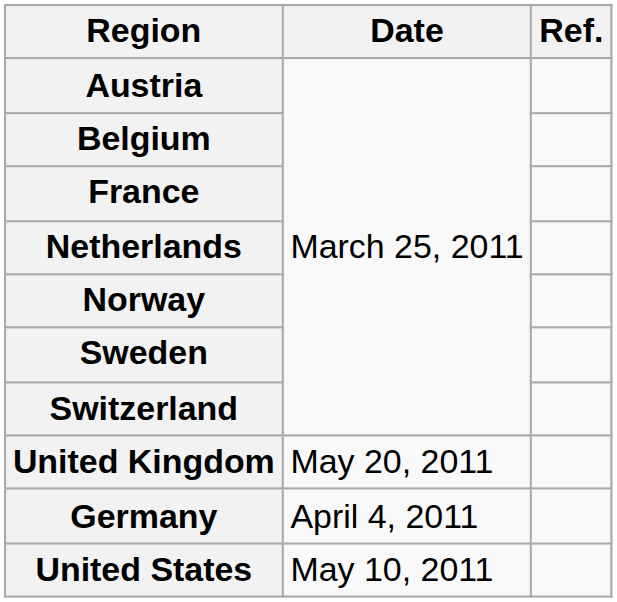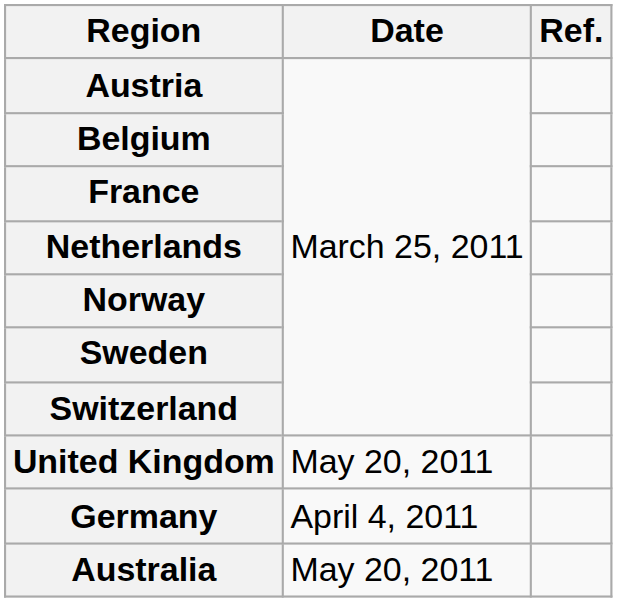- row: (144, 569)
+ row: (144, 569)
